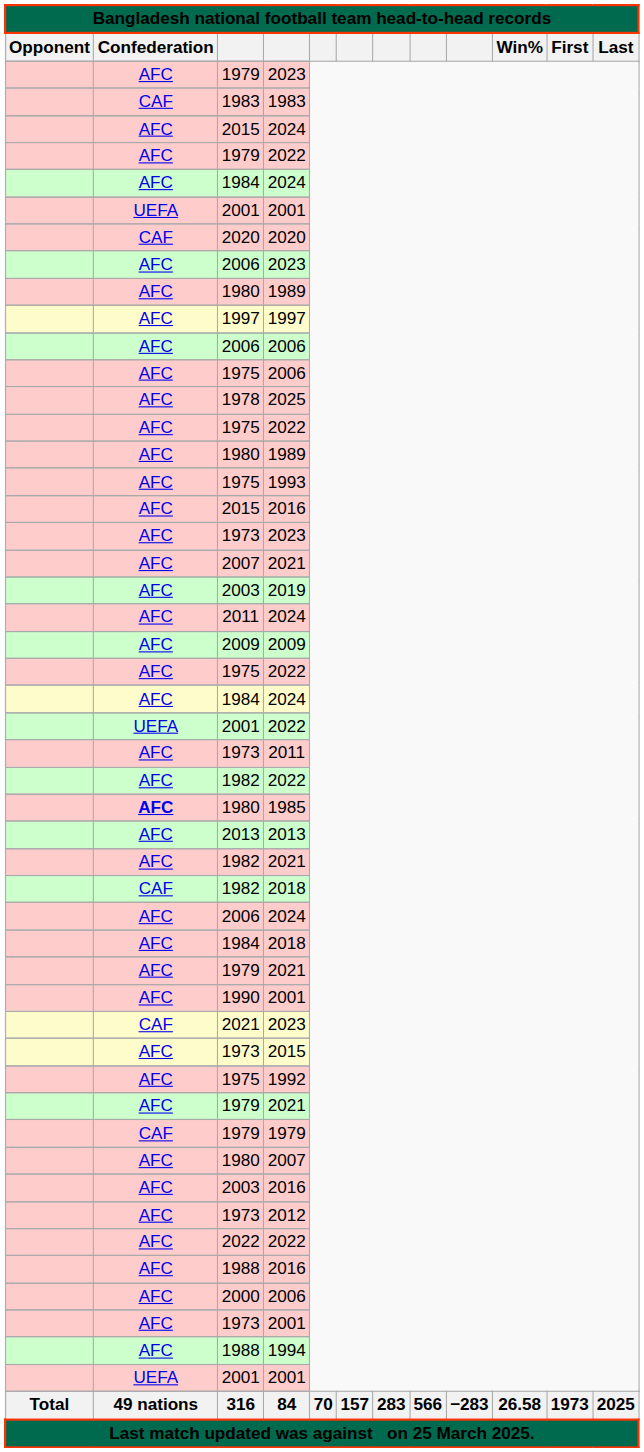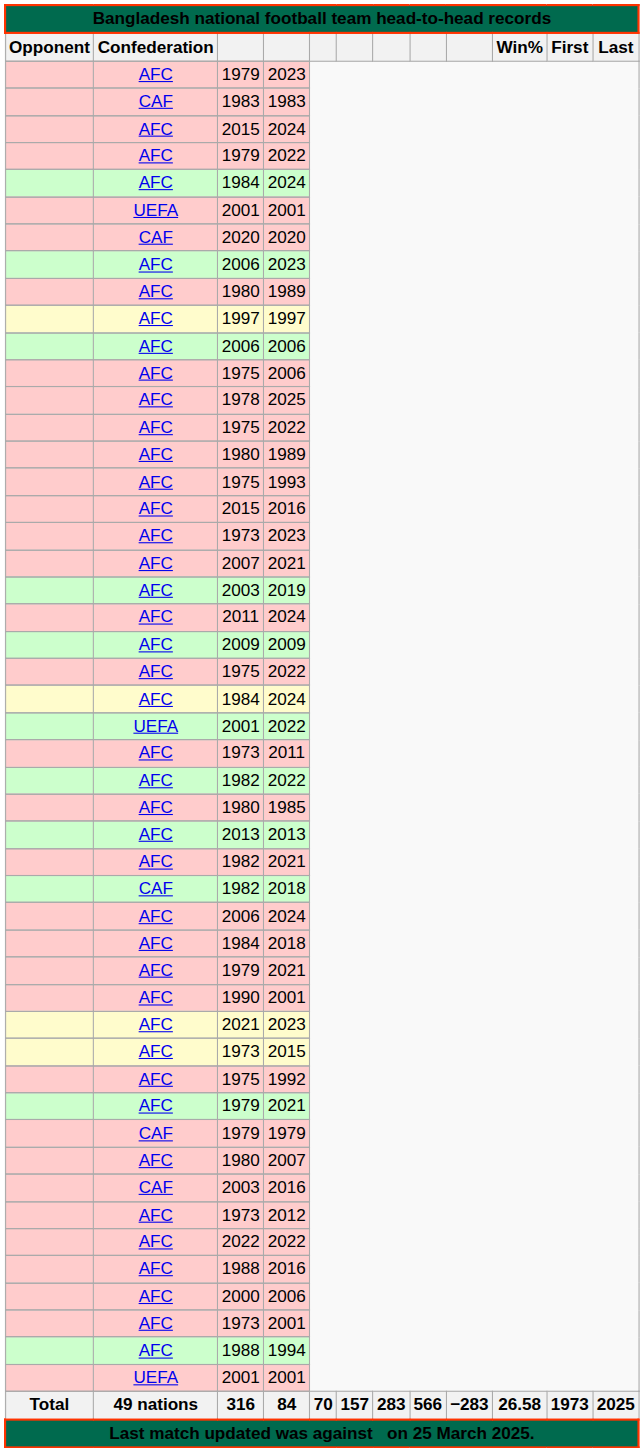(156, 807) bold -> (156, 807) normal
(156, 1024) CAF -> (156, 1024) AFC
(156, 1187) AFC -> (156, 1187) CAF
